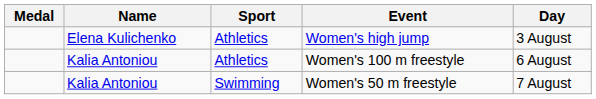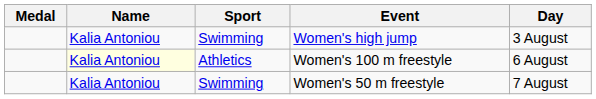(122, 38) Elena Kulichenko -> (115, 38) Kalia Antoniou
(241, 38) Athletics -> (231, 38) Swimming
(112, 61) no background -> (115, 61) lightyellow background
